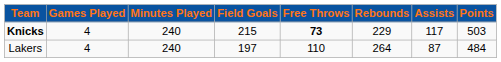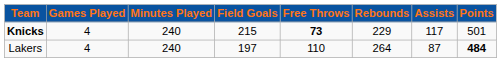(477, 31) 503 -> (477, 31) 501
(477, 48) normal -> (477, 48) bold
